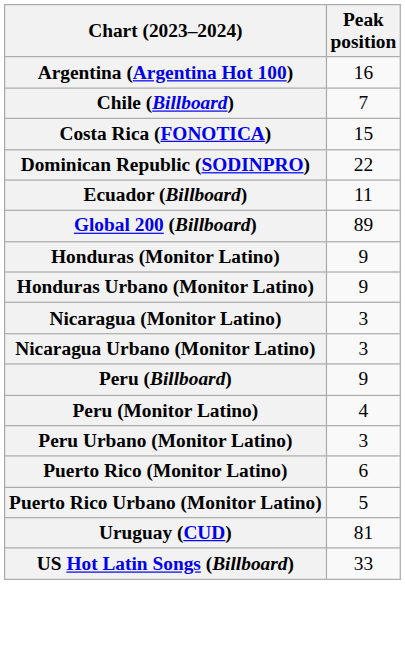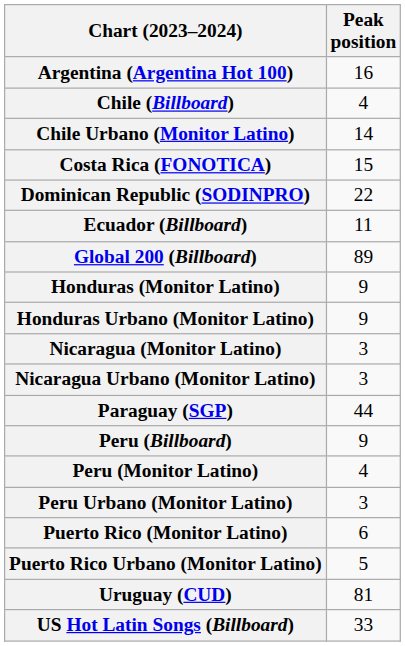(363, 103) 7 -> (363, 103) 4
+ row: (165, 133)
+ row: (165, 410)
